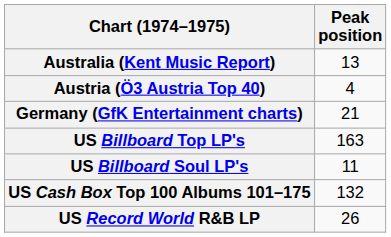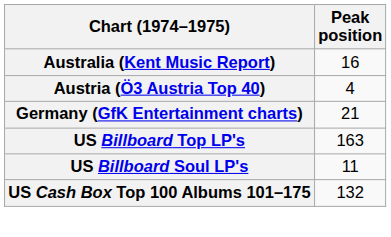(350, 62) 13 -> (350, 62) 16
- row: (159, 219)
